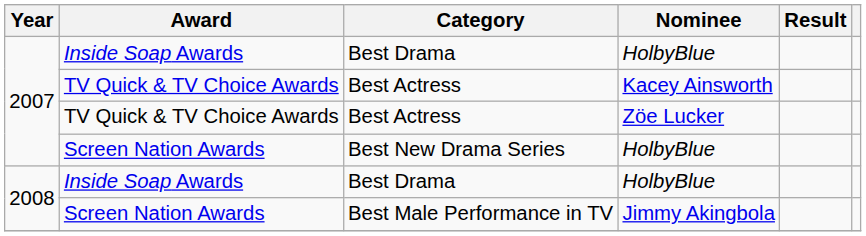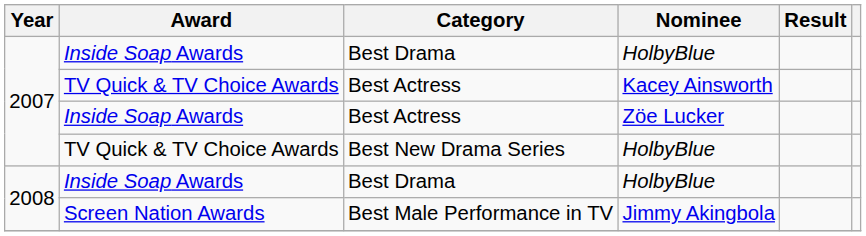(201, 117) TV Quick & TV Choice Awards -> (154, 117) Inside Soap Awards
(164, 149) Screen Nation Awards -> (201, 149) TV Quick & TV Choice Awards
